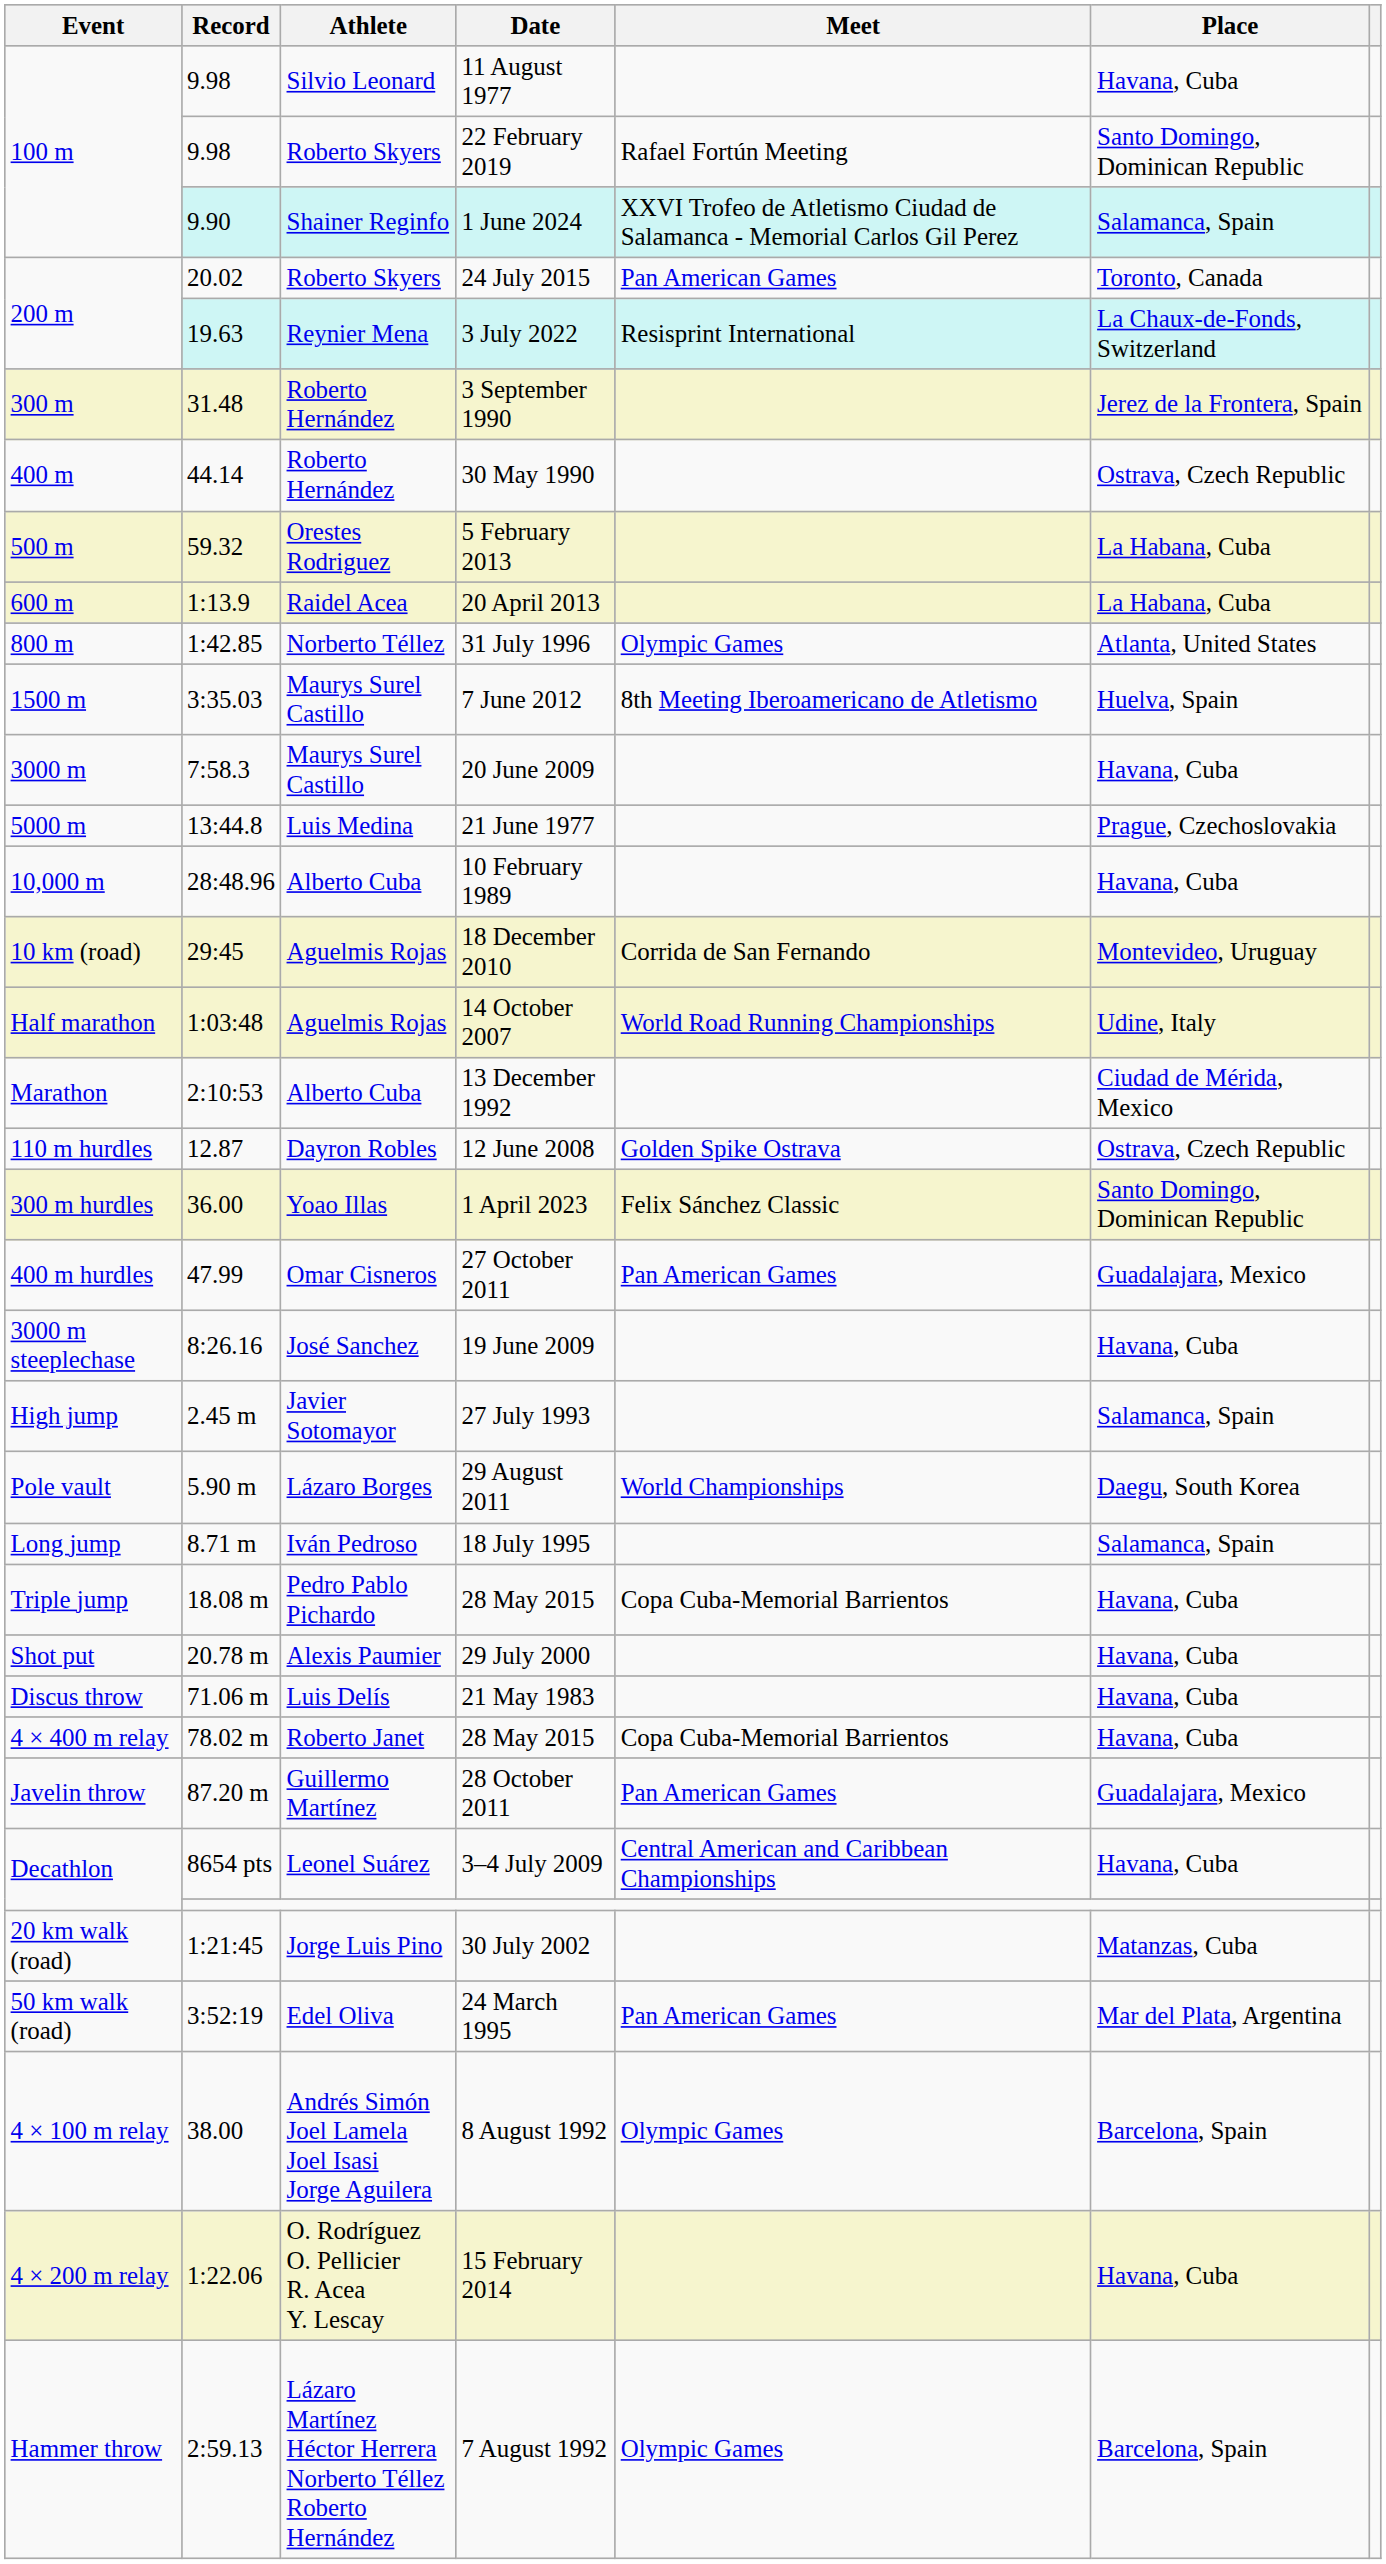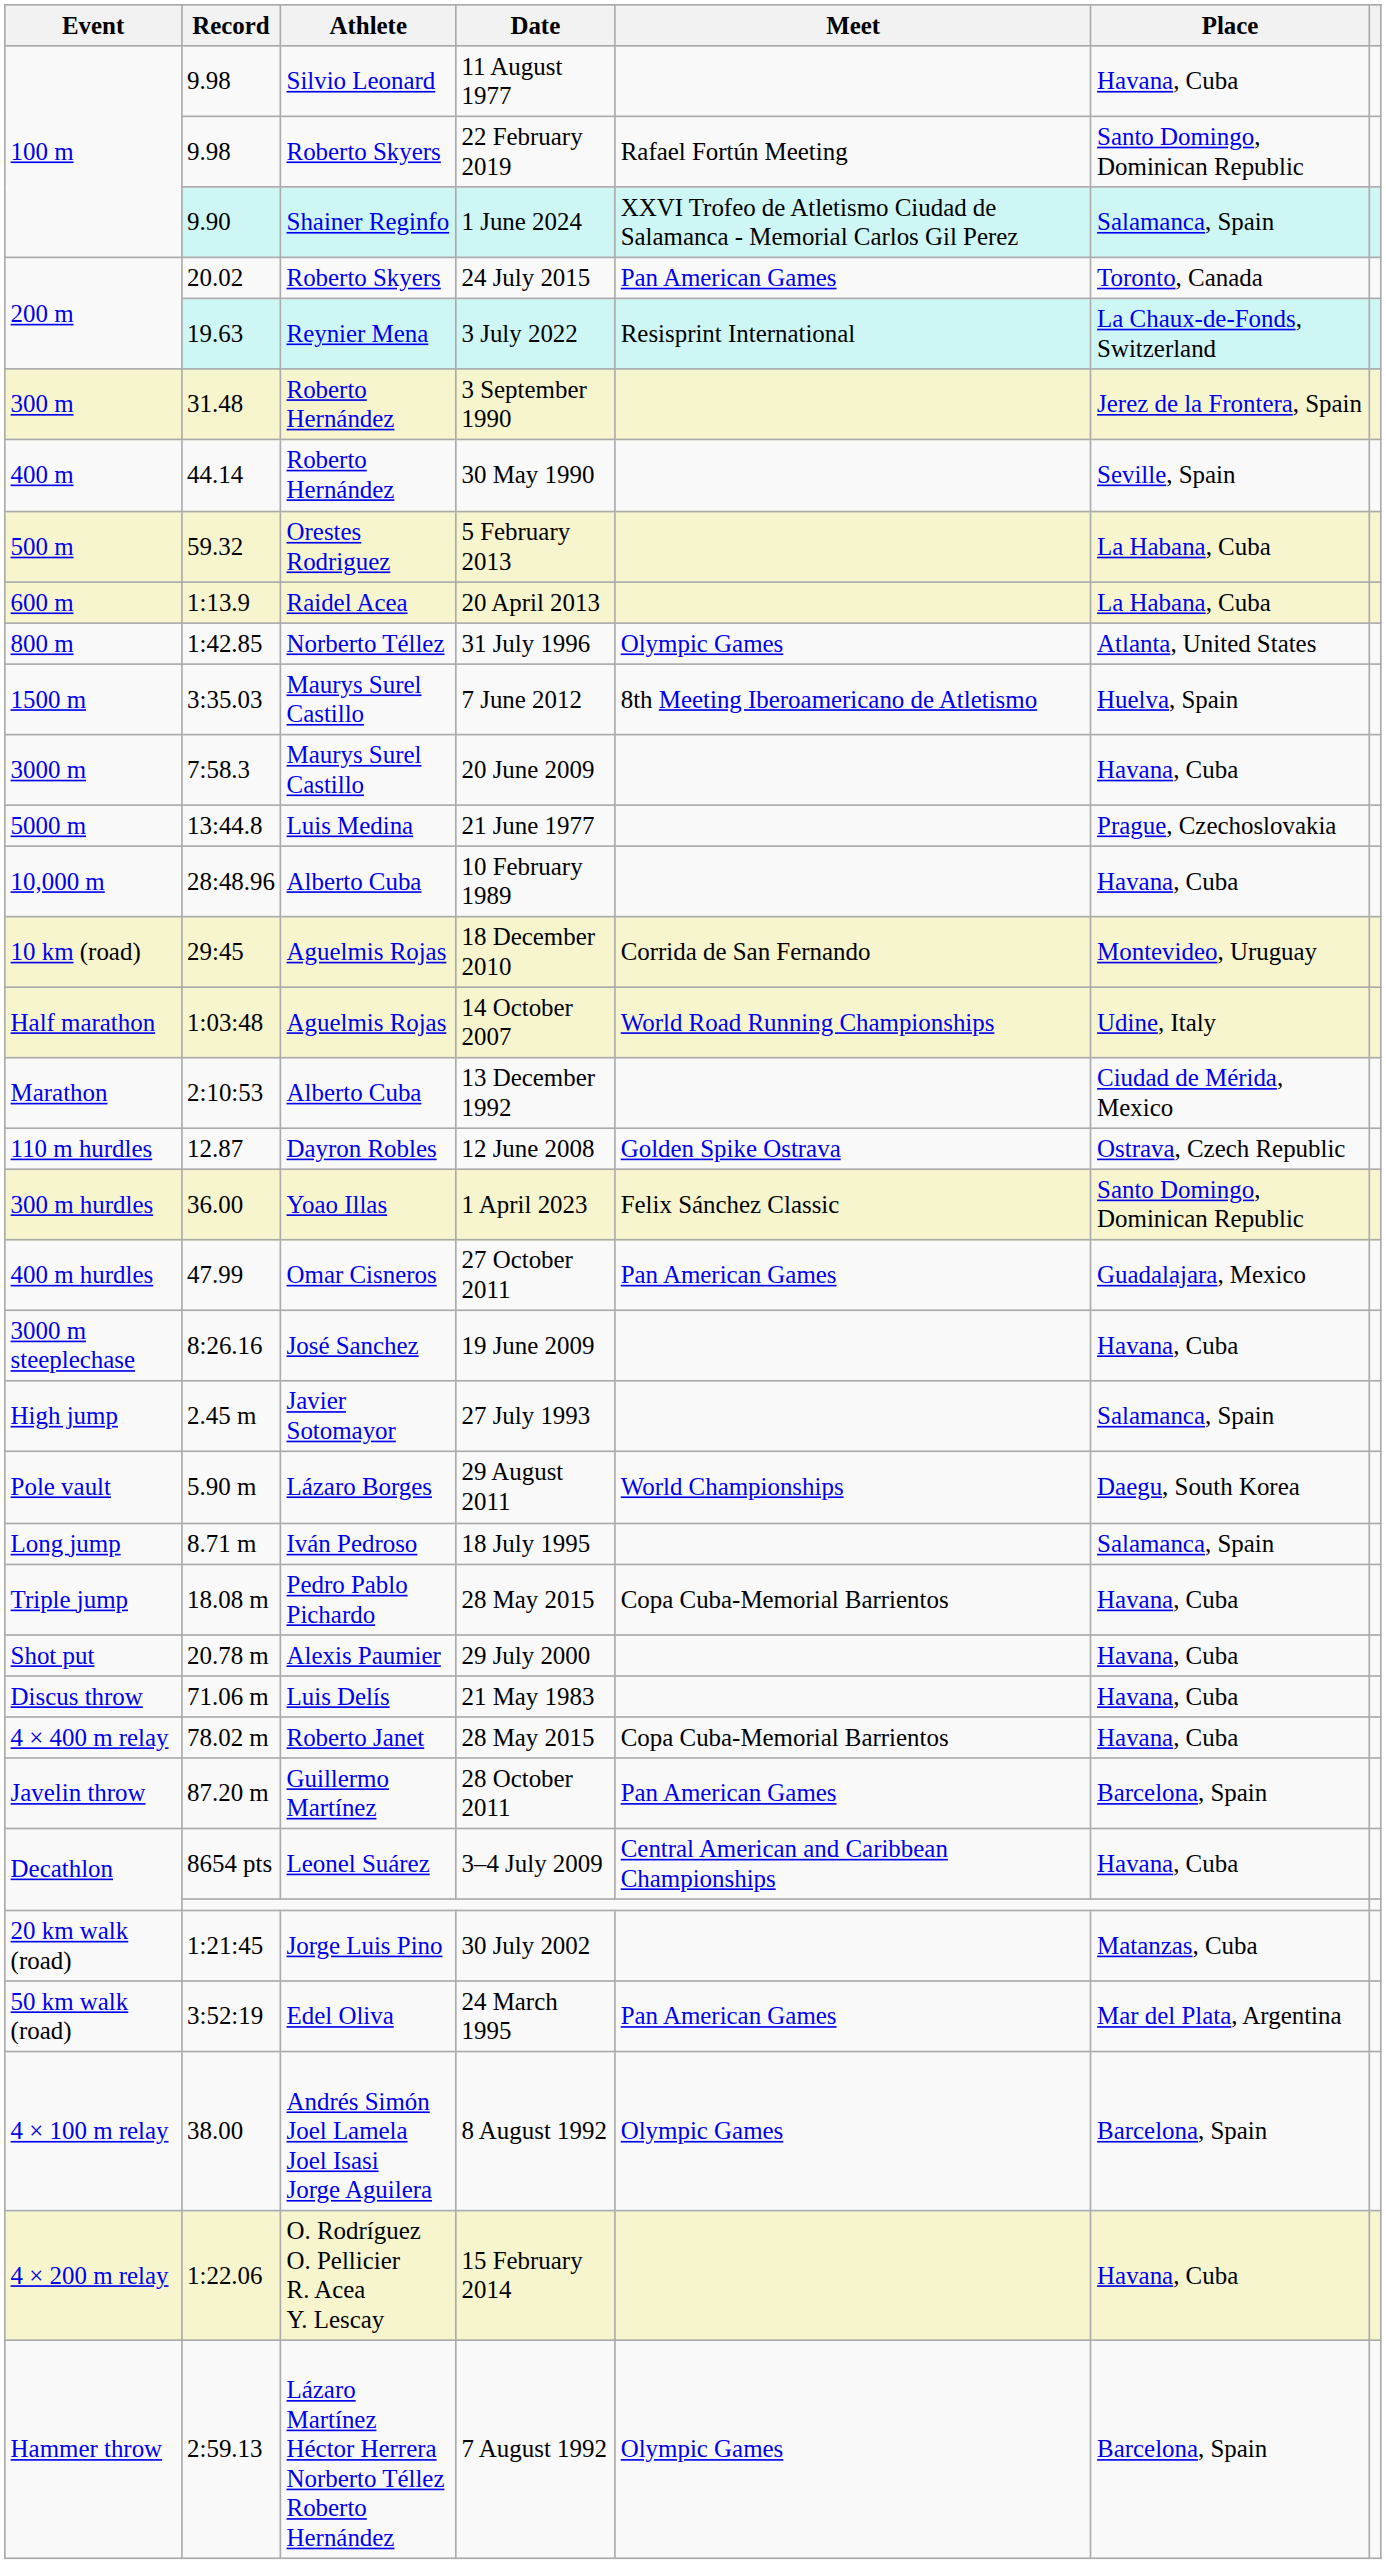(1221, 475) Ostrava, Czech Republic -> (1166, 475) Seville, Spain
(1202, 1792) Guadalajara, Mexico -> (1182, 1792) Barcelona, Spain
